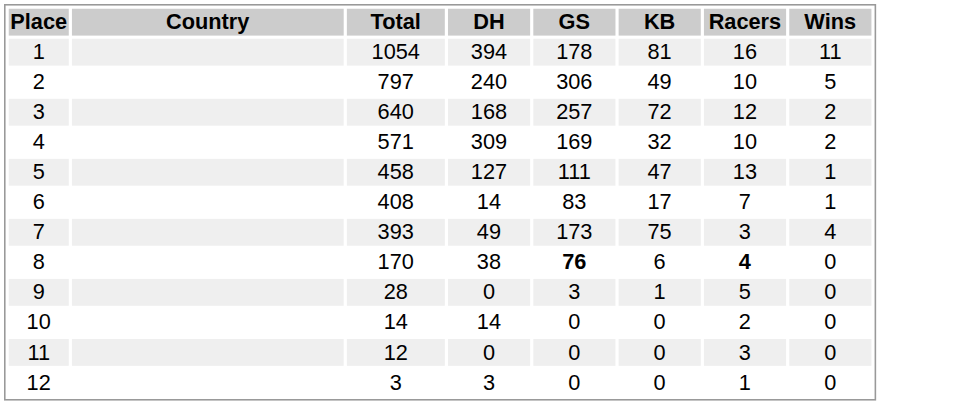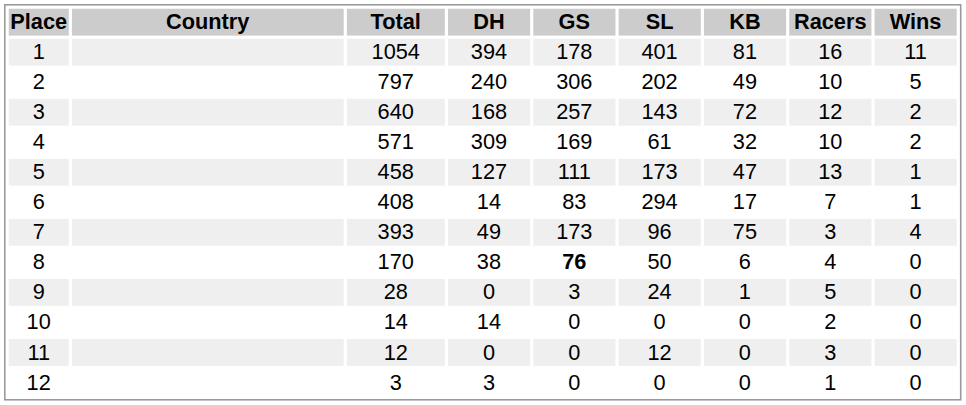+ column: (660, 22)
(745, 262) bold -> (830, 262) normal
